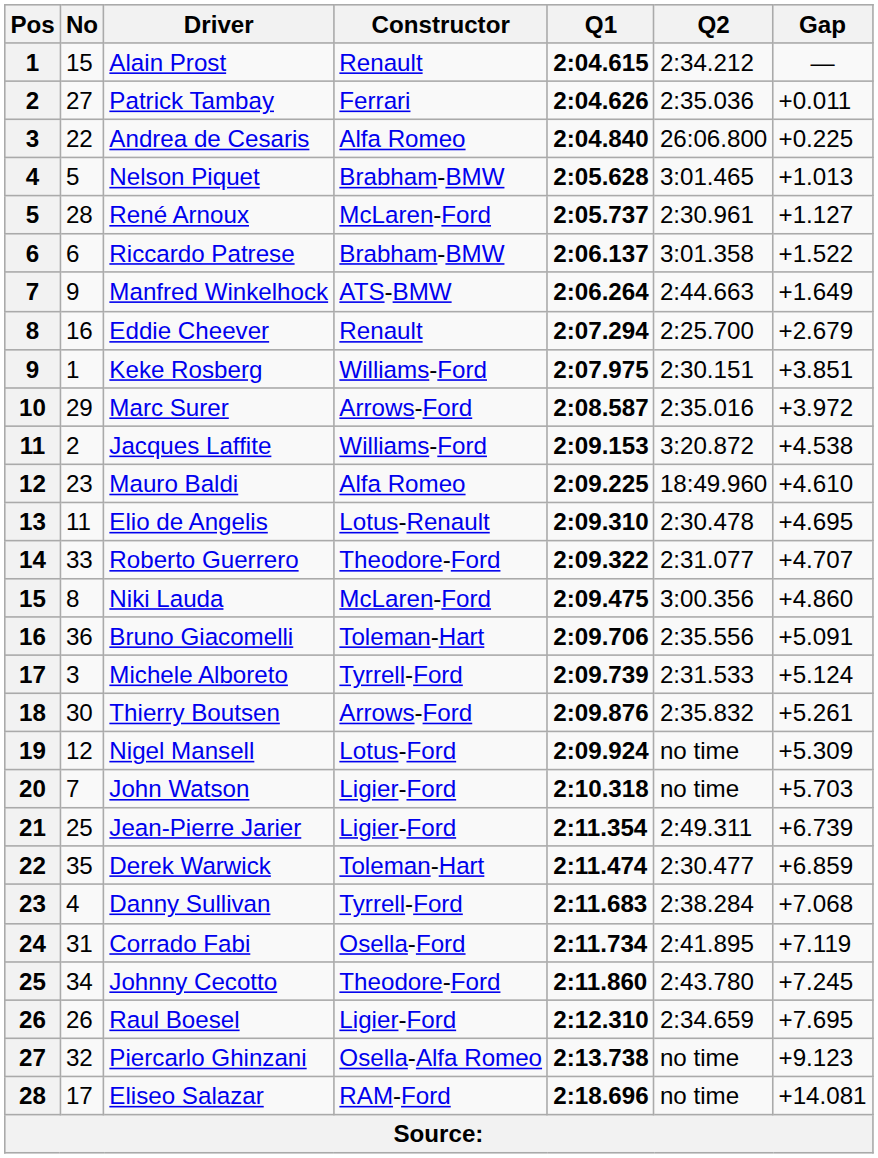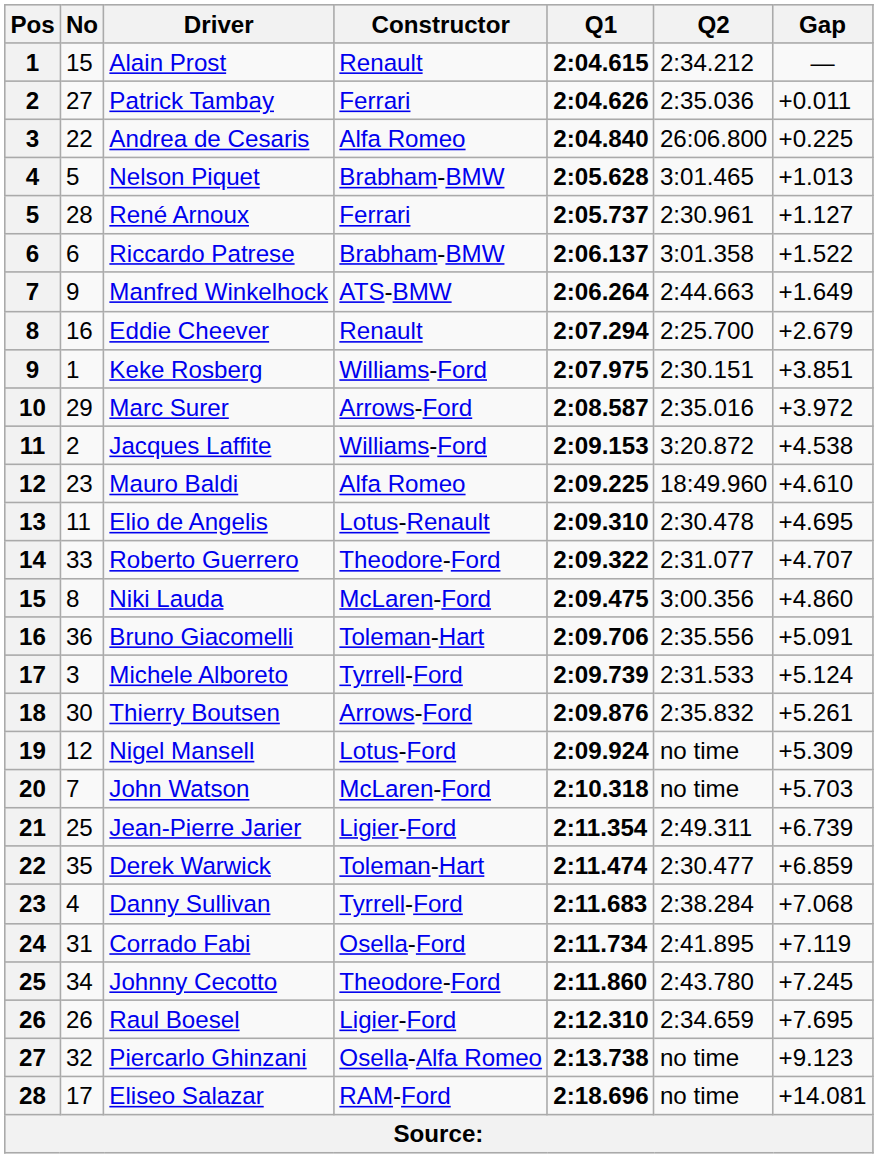(415, 215) McLaren-Ford -> (375, 215) Ferrari
(398, 789) Ligier-Ford -> (415, 789) McLaren-Ford
